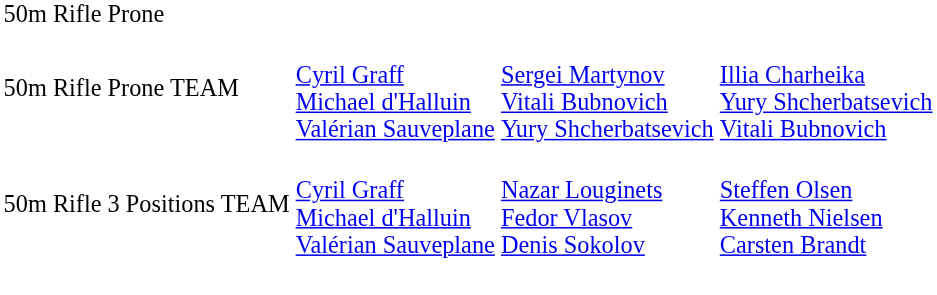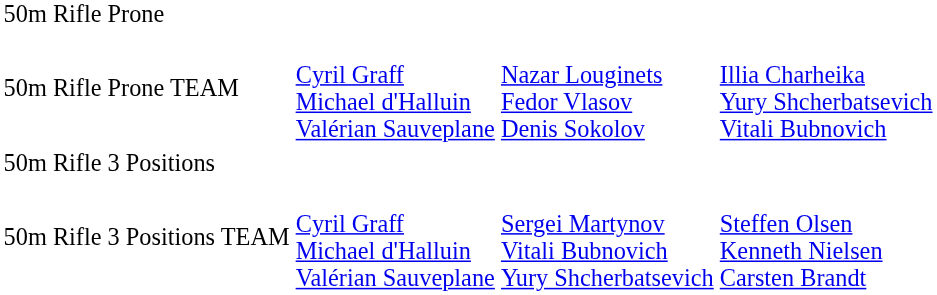(607, 102) Sergei Martynov Vitali Bubnovich Yury Shcherbatsevich -> (582, 102) Nazar Louginets Fedor Vlasov Denis Sokolov
+ row: (109, 162)
(582, 217) Nazar Louginets Fedor Vlasov Denis Sokolov -> (607, 251) Sergei Martynov Vitali Bubnovich Yury Shcherbatsevich
